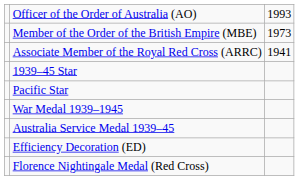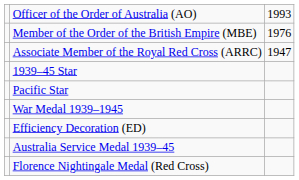(279, 33) 1973 -> (279, 33) 1976
(279, 52) 1941 -> (279, 52) 1947
rows swapped: (93, 128) <-> (79, 147)
